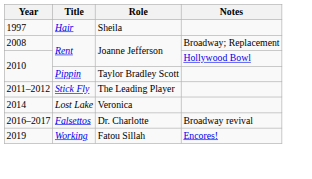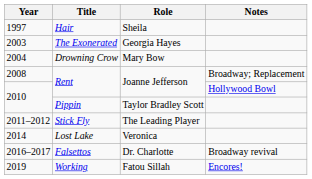+ row: (16, 43)
+ row: (16, 58)
